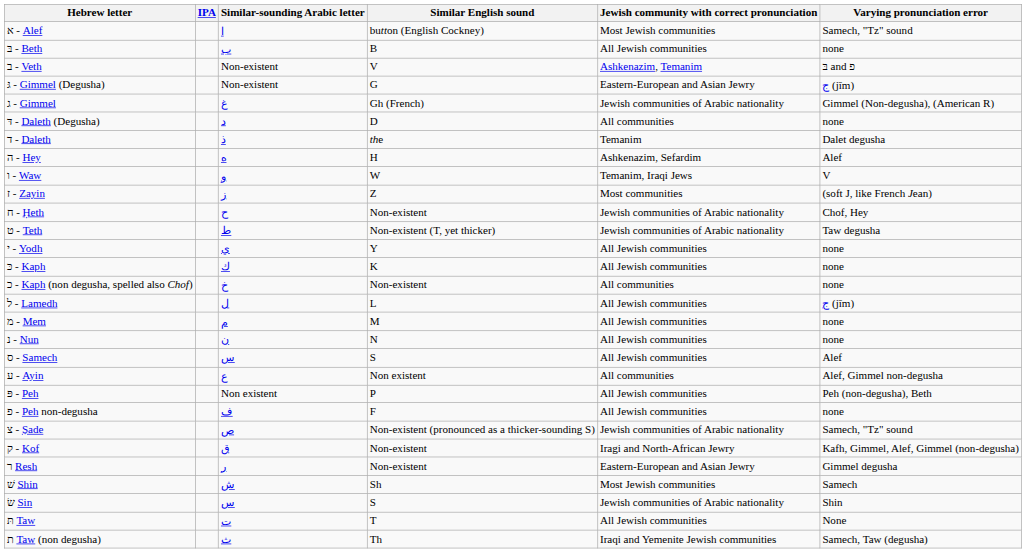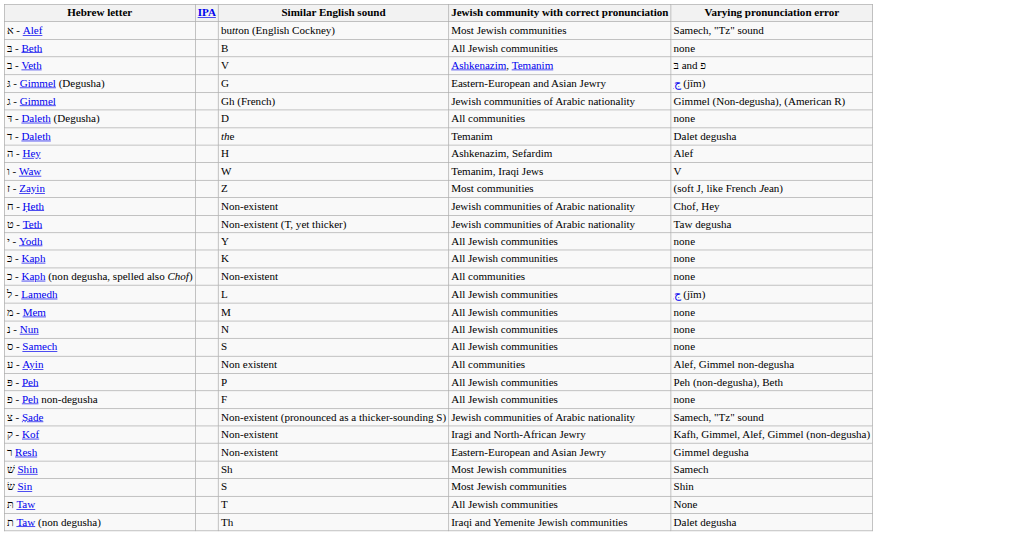- column: (293, 13)
(832, 357) Alef -> (684, 347) none
(692, 502) Jewish communities of Arabic nationality -> (509, 487) Most Jewish communities
(875, 539) Samech, Taw (degusha) -> (705, 522) Dalet degusha
